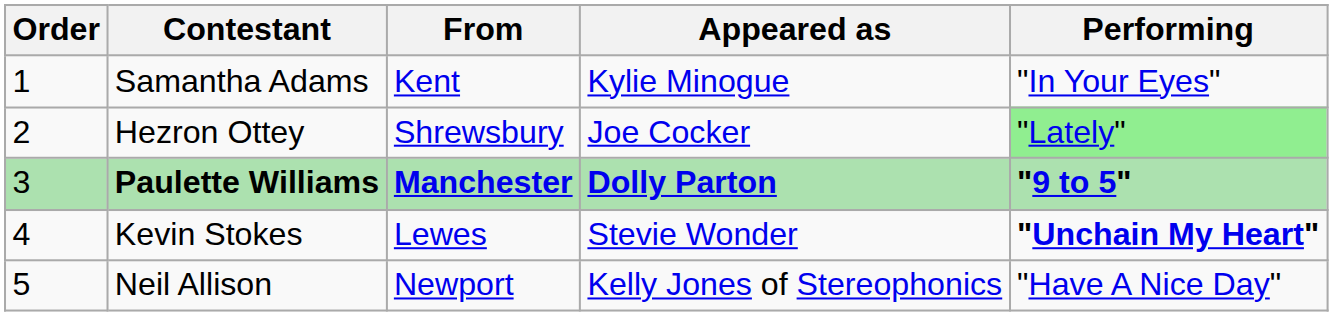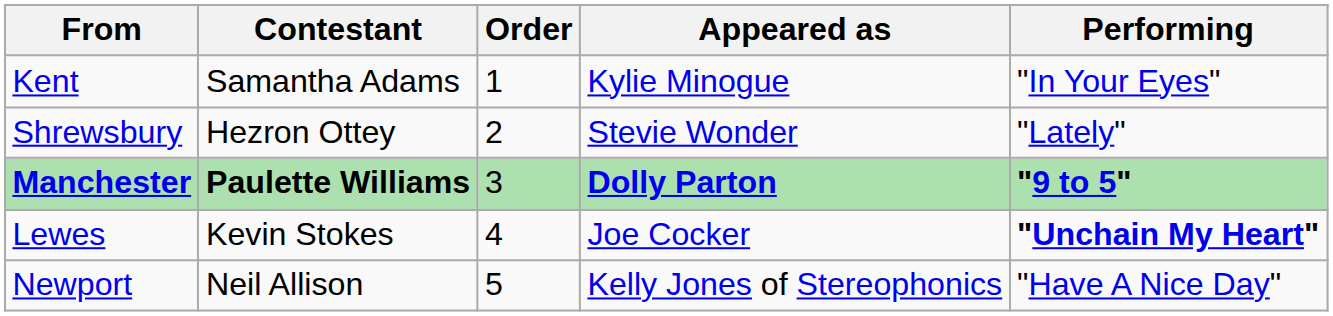columns swapped: (56, 30) <-> (483, 30)
(669, 132) Joe Cocker -> (693, 132) Stevie Wonder
(1071, 132) lightgreen background -> (1071, 132) no background
(693, 234) Stevie Wonder -> (669, 234) Joe Cocker
